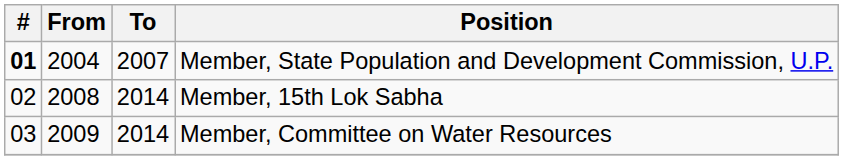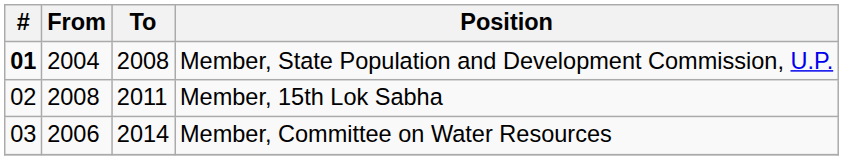(143, 60) 2007 -> (143, 60) 2008
(143, 97) 2014 -> (142, 97) 2011
(73, 135) 2009 -> (73, 135) 2006
